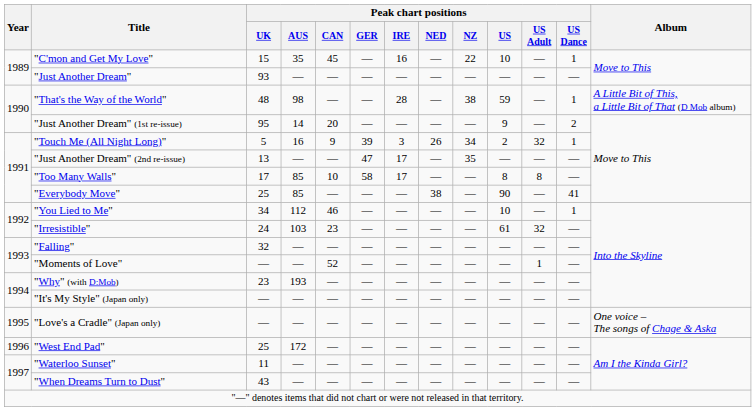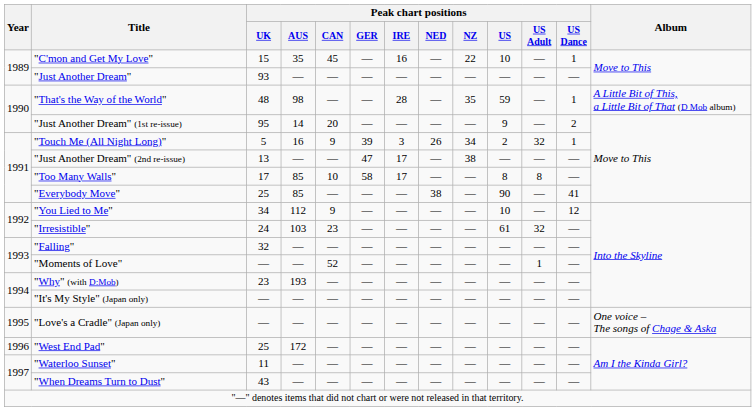(470, 100) 38 -> (470, 100) 35
(470, 158) 35 -> (470, 158) 38
(333, 211) 46 -> (333, 211) 9
(574, 211) 1 -> (574, 211) 12
